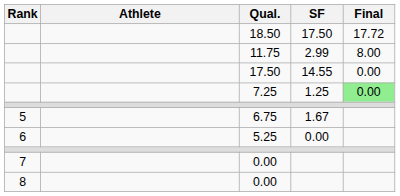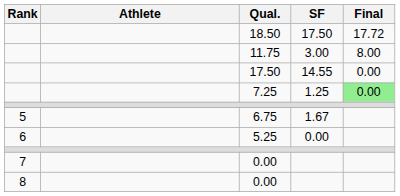(317, 53) 2.99 -> (317, 53) 3.00
